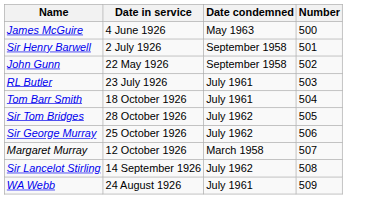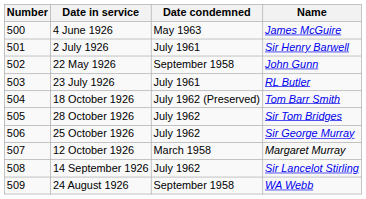columns swapped: (319, 13) <-> (54, 13)
(246, 47) September 1958 -> (177, 47) July 1961
(229, 99) July 1961 -> (207, 99) July 1962 (Preserved)
(229, 185) July 1961 -> (194, 185) September 1958
